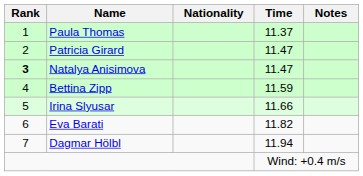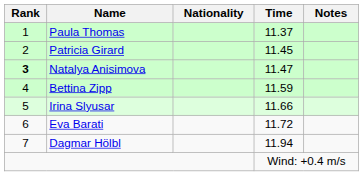(279, 50) 11.47 -> (279, 50) 11.45
(279, 124) 11.82 -> (279, 124) 11.72
